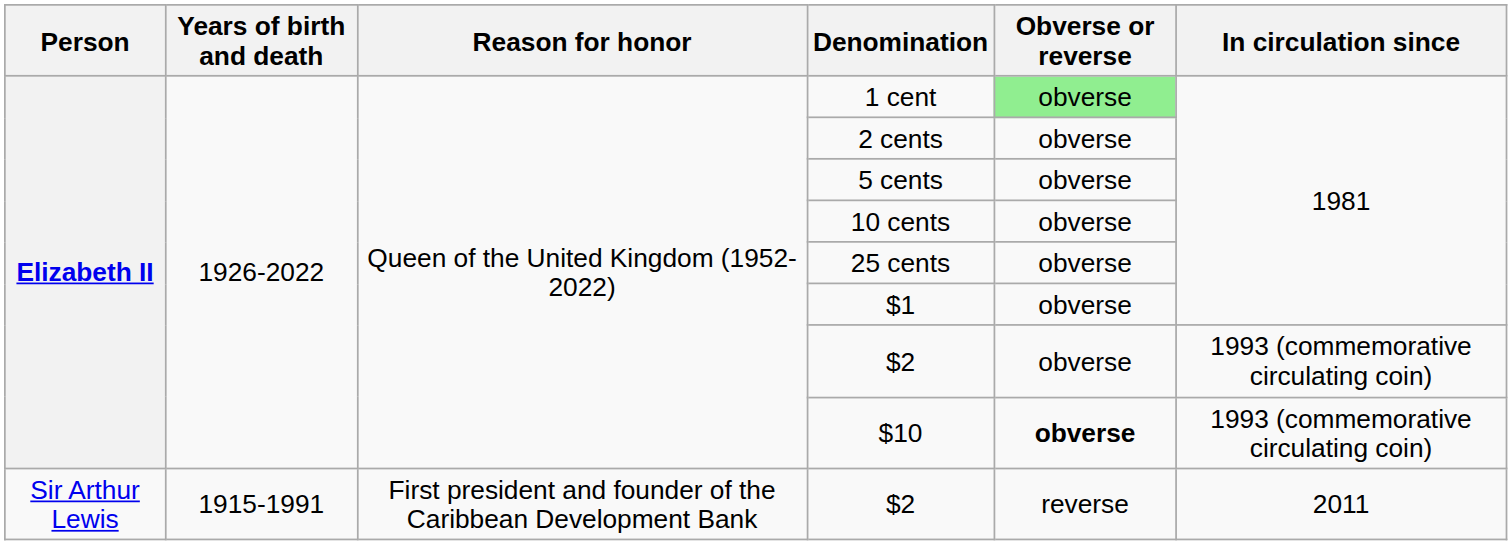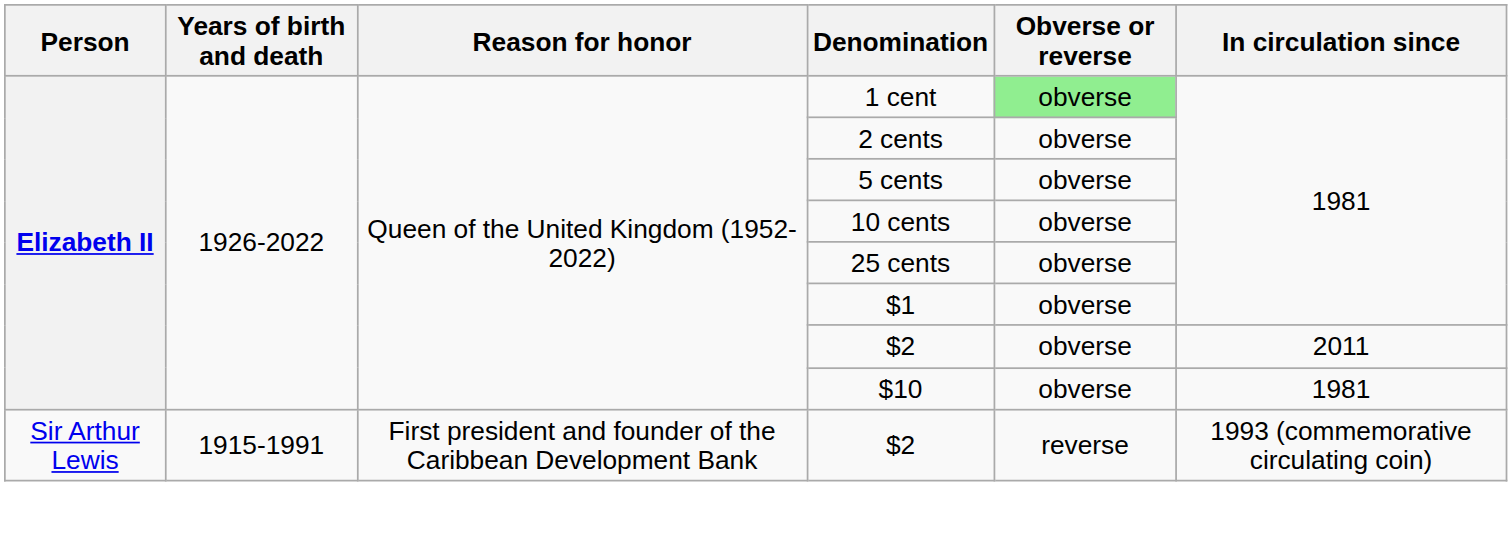(1341, 361) 1993 (commemorative circulating coin) -> (1341, 347) 2011
(1085, 432) bold -> (1085, 388) normal
(1341, 432) 1993 (commemorative circulating coin) -> (1341, 388) 1981
(1341, 503) 2011 -> (1341, 445) 1993 (commemorative circulating coin)
